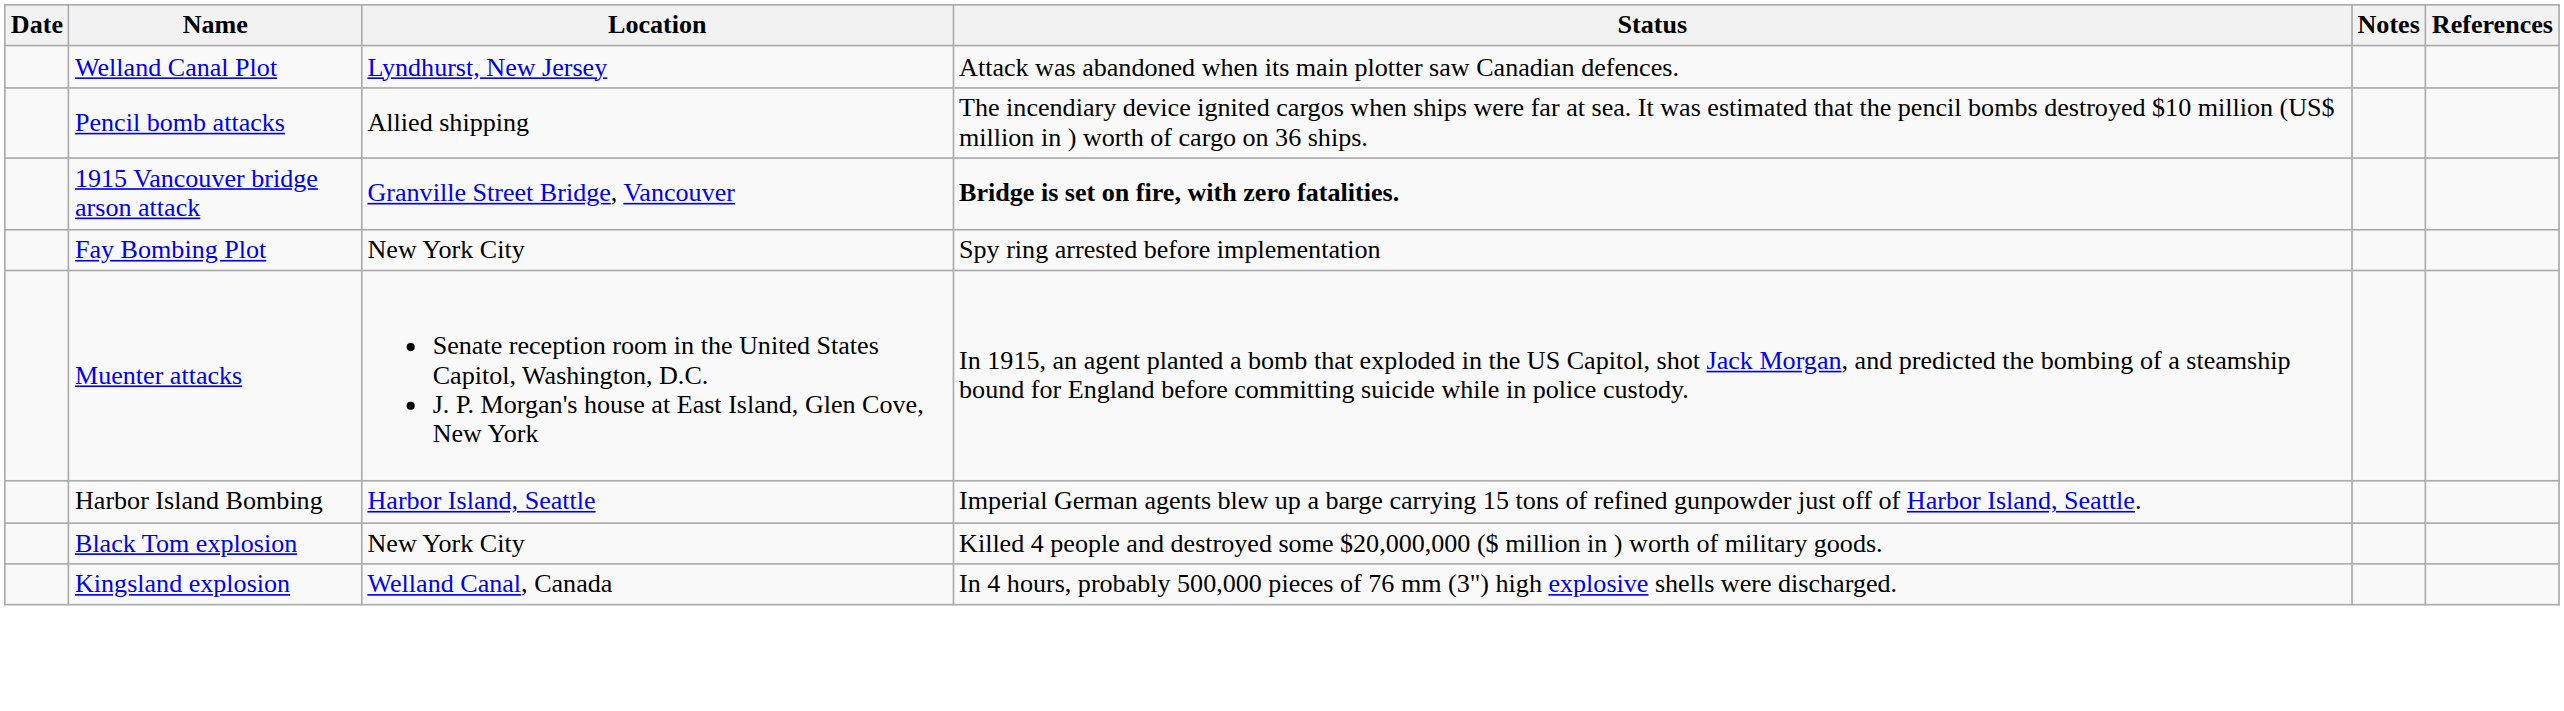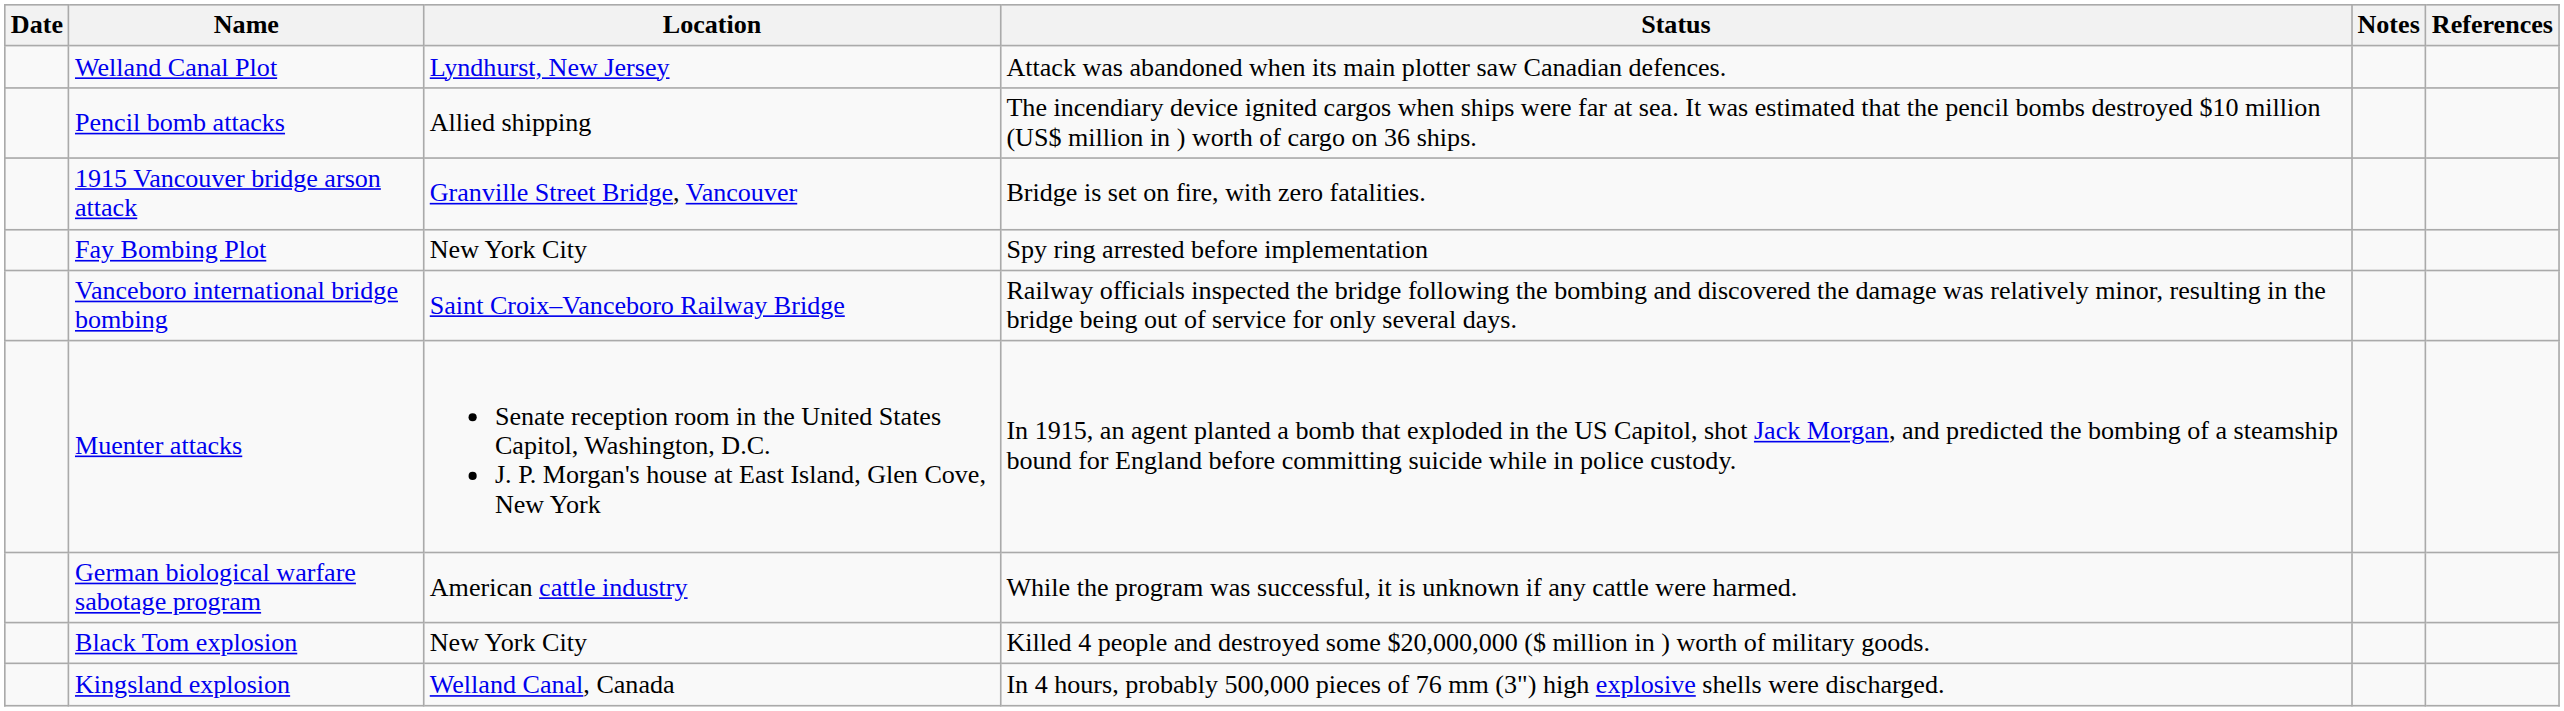(1179, 193) bold -> (1216, 193) normal
+ row: (236, 305)
- row: (199, 501)
+ row: (215, 586)
